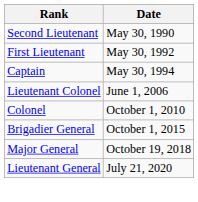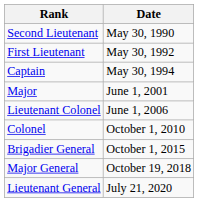+ row: (22, 91)
